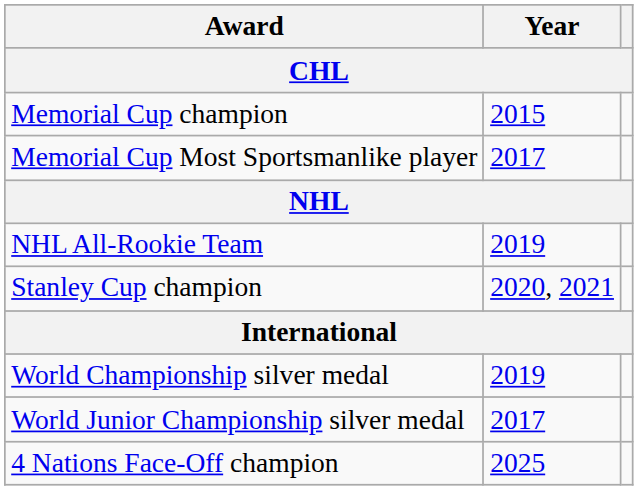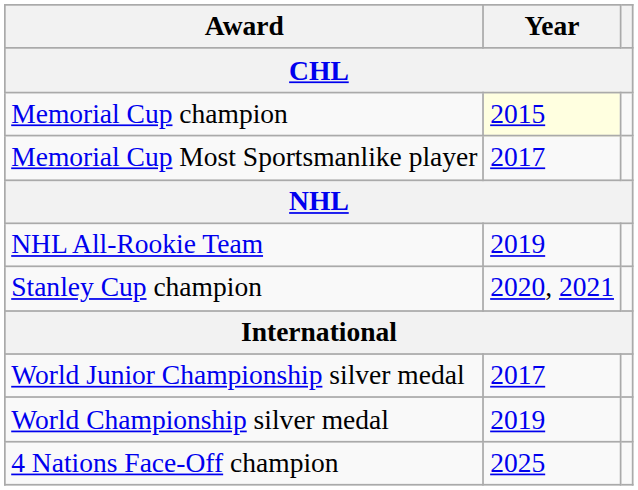(518, 113) no background -> (518, 113) lightyellow background
rows swapped: (238, 419) <-> (200, 375)
